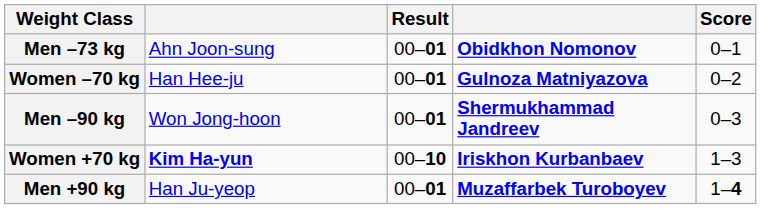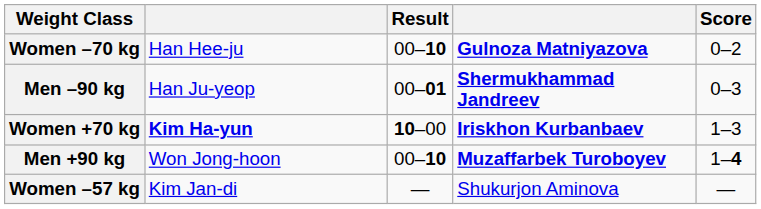- row: (75, 49)
(420, 78) 00–01 -> (420, 49) 00–10
(215, 118) Won Jong-hoon -> (202, 89) Han Ju-yeop
(420, 159) 00–10 -> (420, 129) 10–00
(202, 188) Han Ju-yeop -> (215, 159) Won Jong-hoon
(420, 188) 00–01 -> (420, 159) 00–10
+ row: (75, 188)
